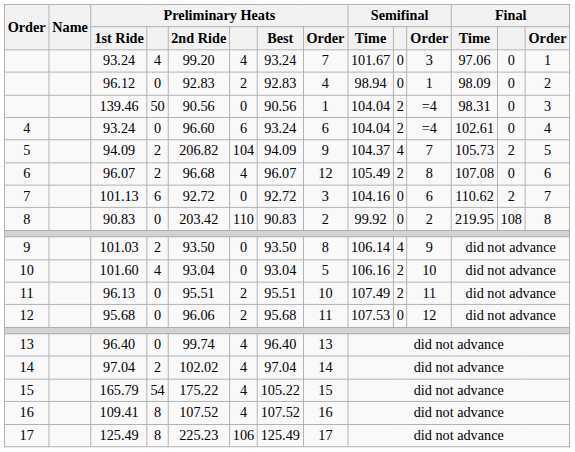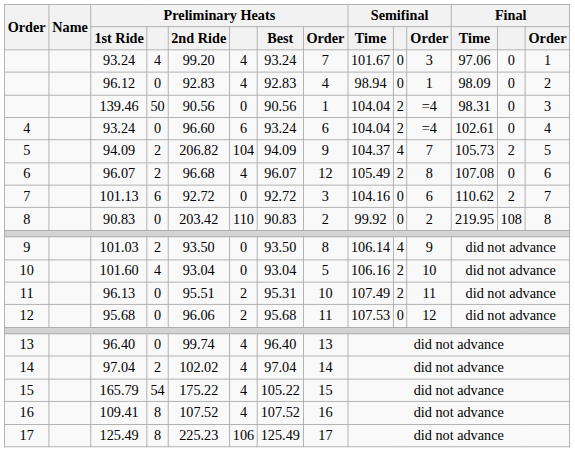(243, 83) 2 -> (243, 83) 4
(280, 293) 95.51 -> (280, 293) 95.31
